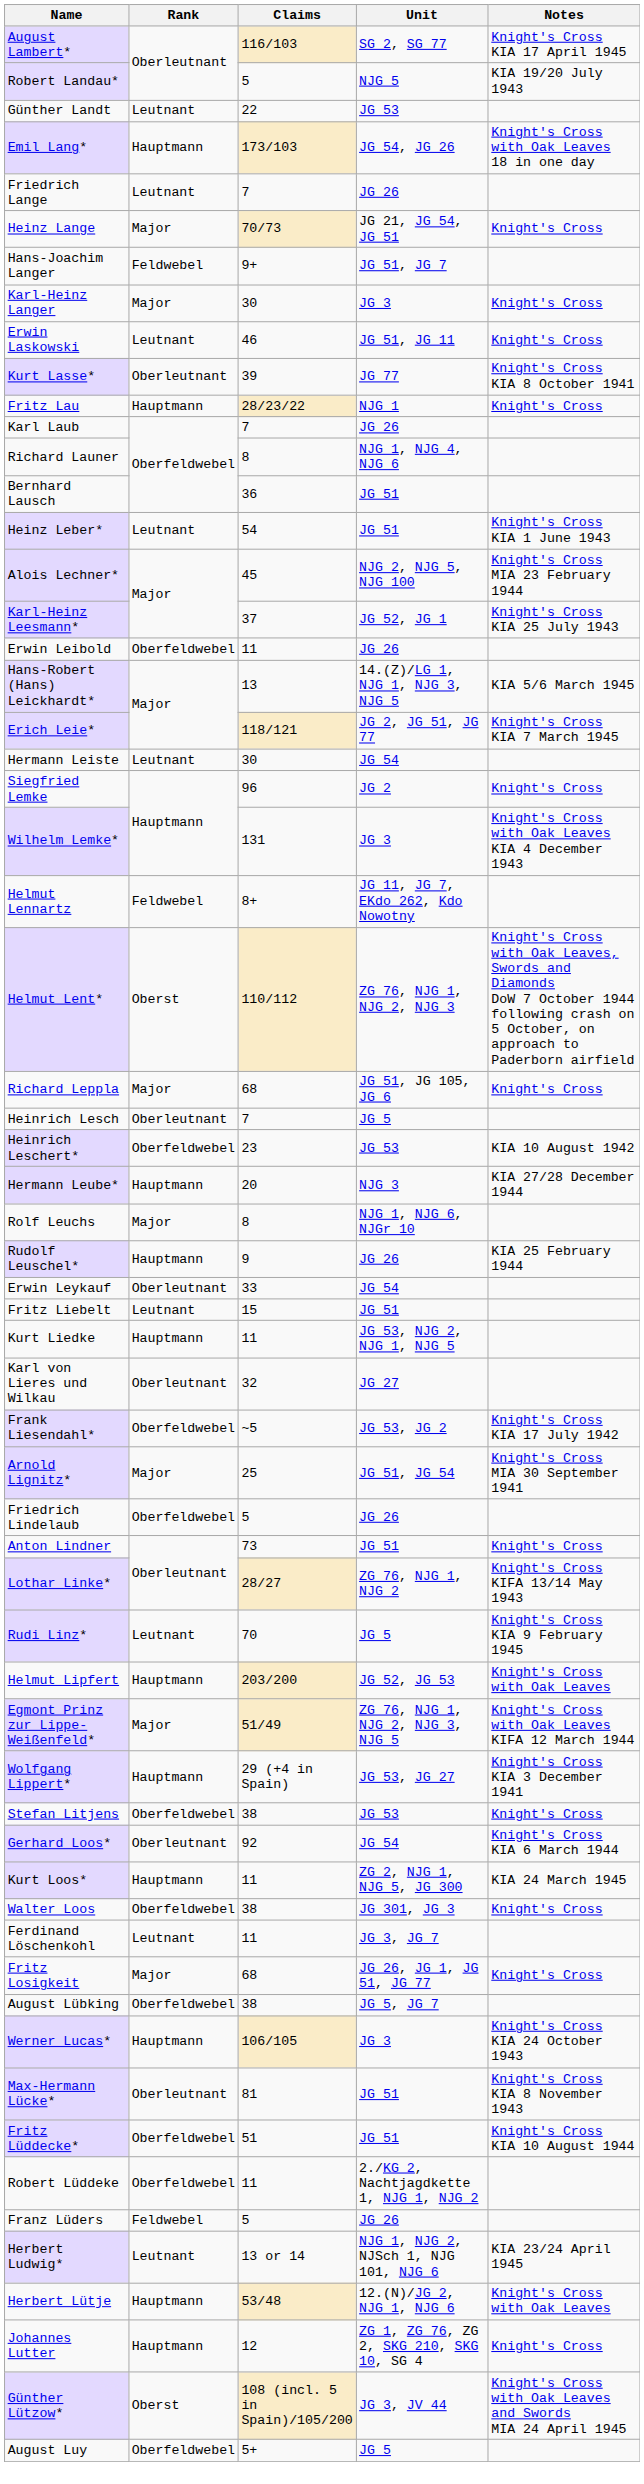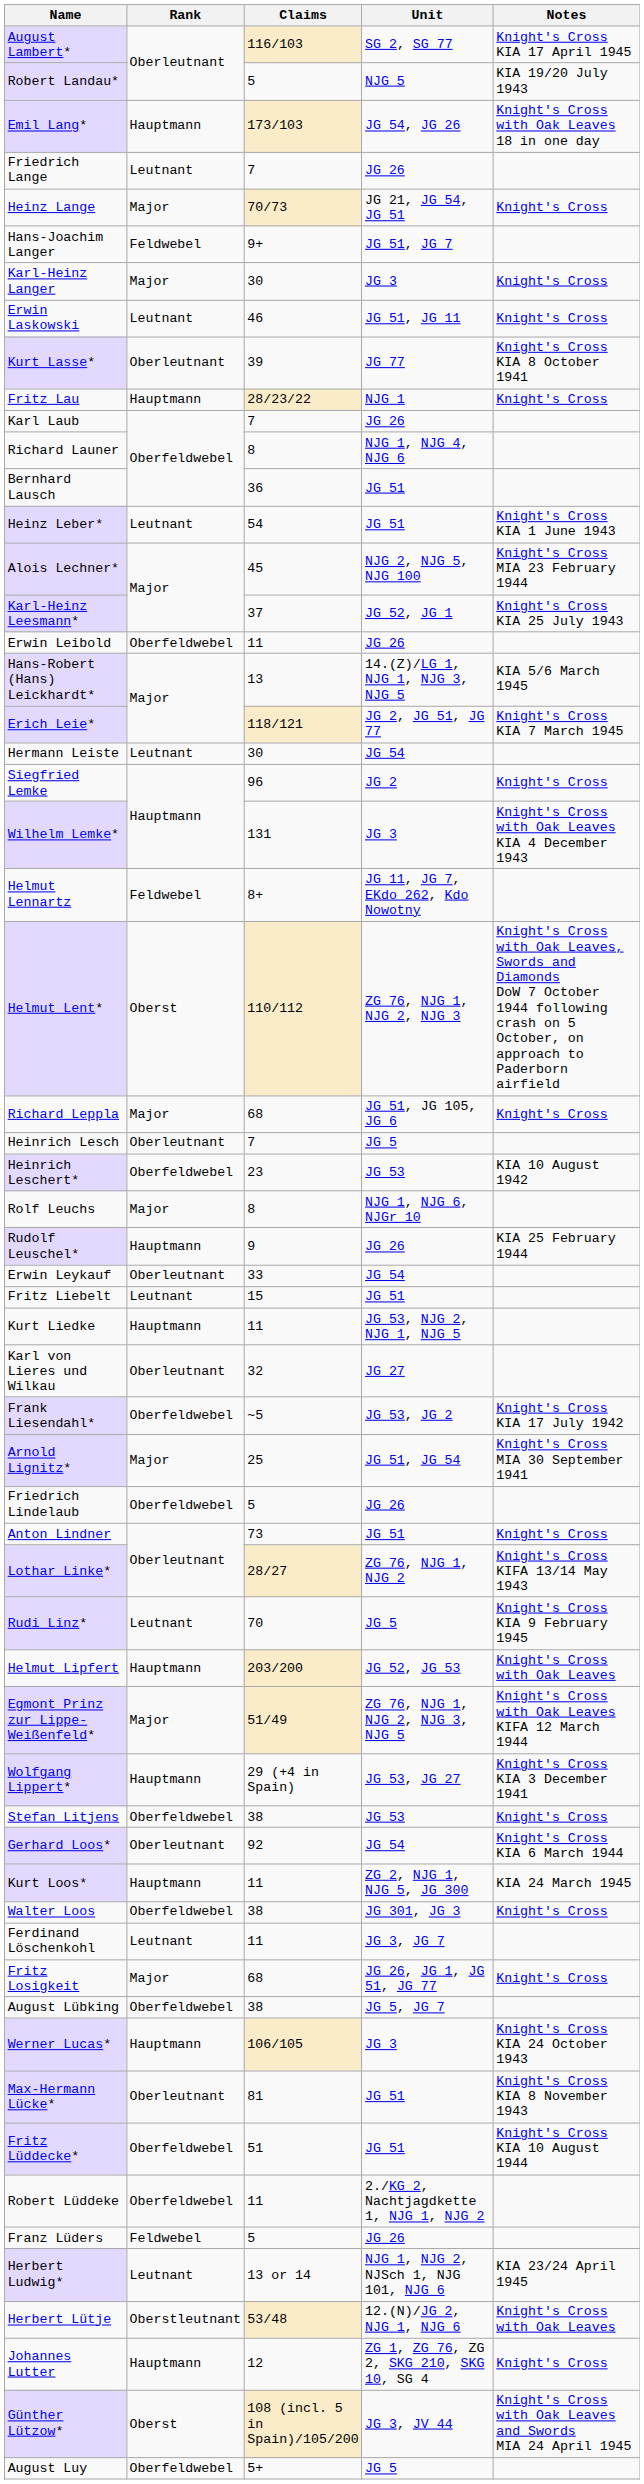- row: (59, 111)
- row: (63, 1185)
(167, 2302) Hauptmann -> (185, 2319) Oberstleutnant
